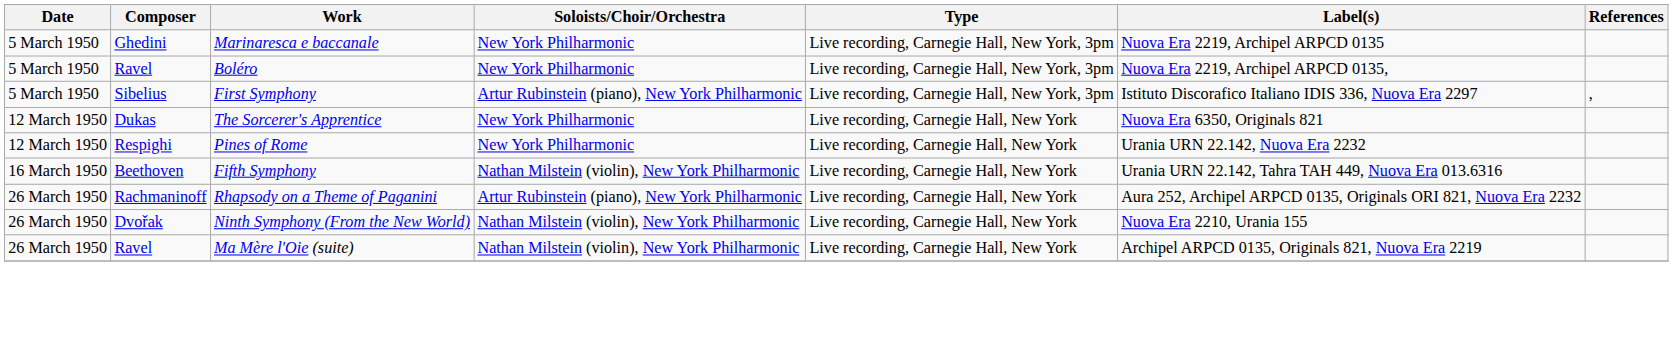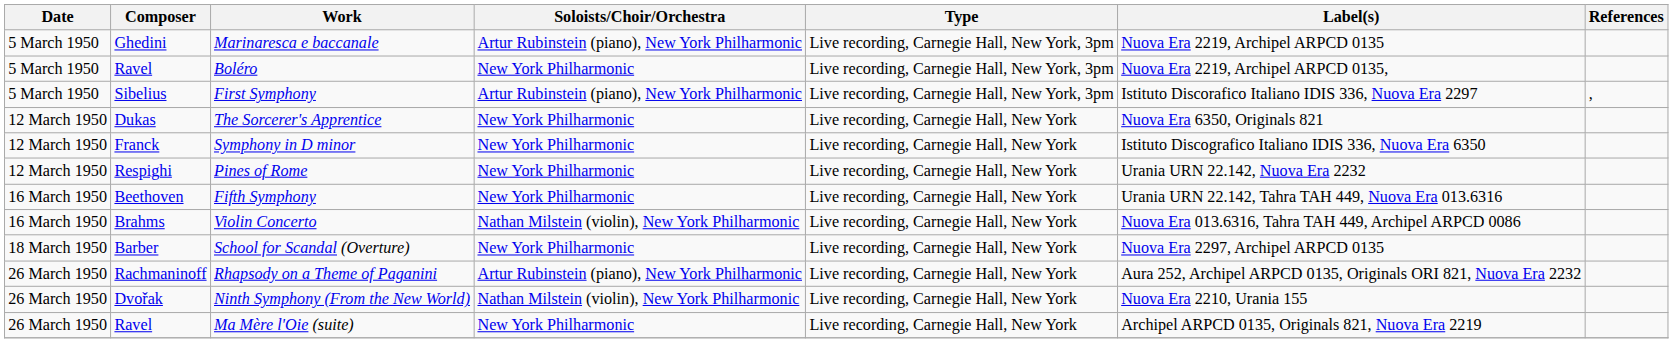(556, 42) New York Philharmonic -> (640, 42) Artur Rubinstein (piano), New York Philharmonic
+ row: (285, 145)
(638, 171) Nathan Milstein (violin), New York Philharmonic -> (556, 196) New York Philharmonic
+ row: (265, 222)
+ row: (312, 247)
(638, 247) Nathan Milstein (violin), New York Philharmonic -> (556, 324) New York Philharmonic
